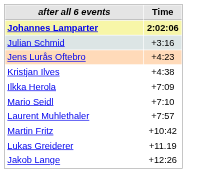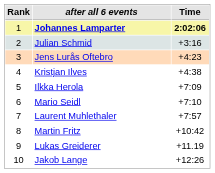+ column: (19, 12)
